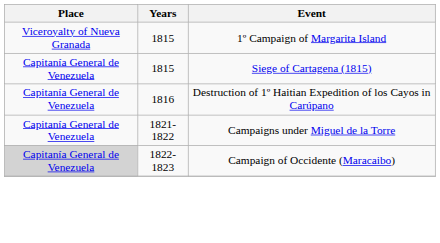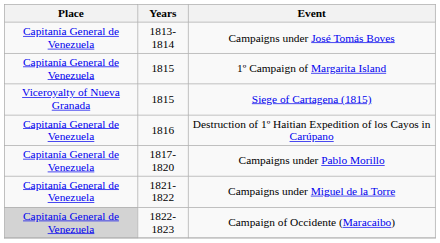+ row: (312, 37)
(71, 37) Viceroyalty of Nueva Granada -> (71, 68) Capitanía General de Venezuela
(71, 68) Capitanía General de Venezuela -> (71, 99) Viceroyalty of Nueva Granada
+ row: (312, 161)
